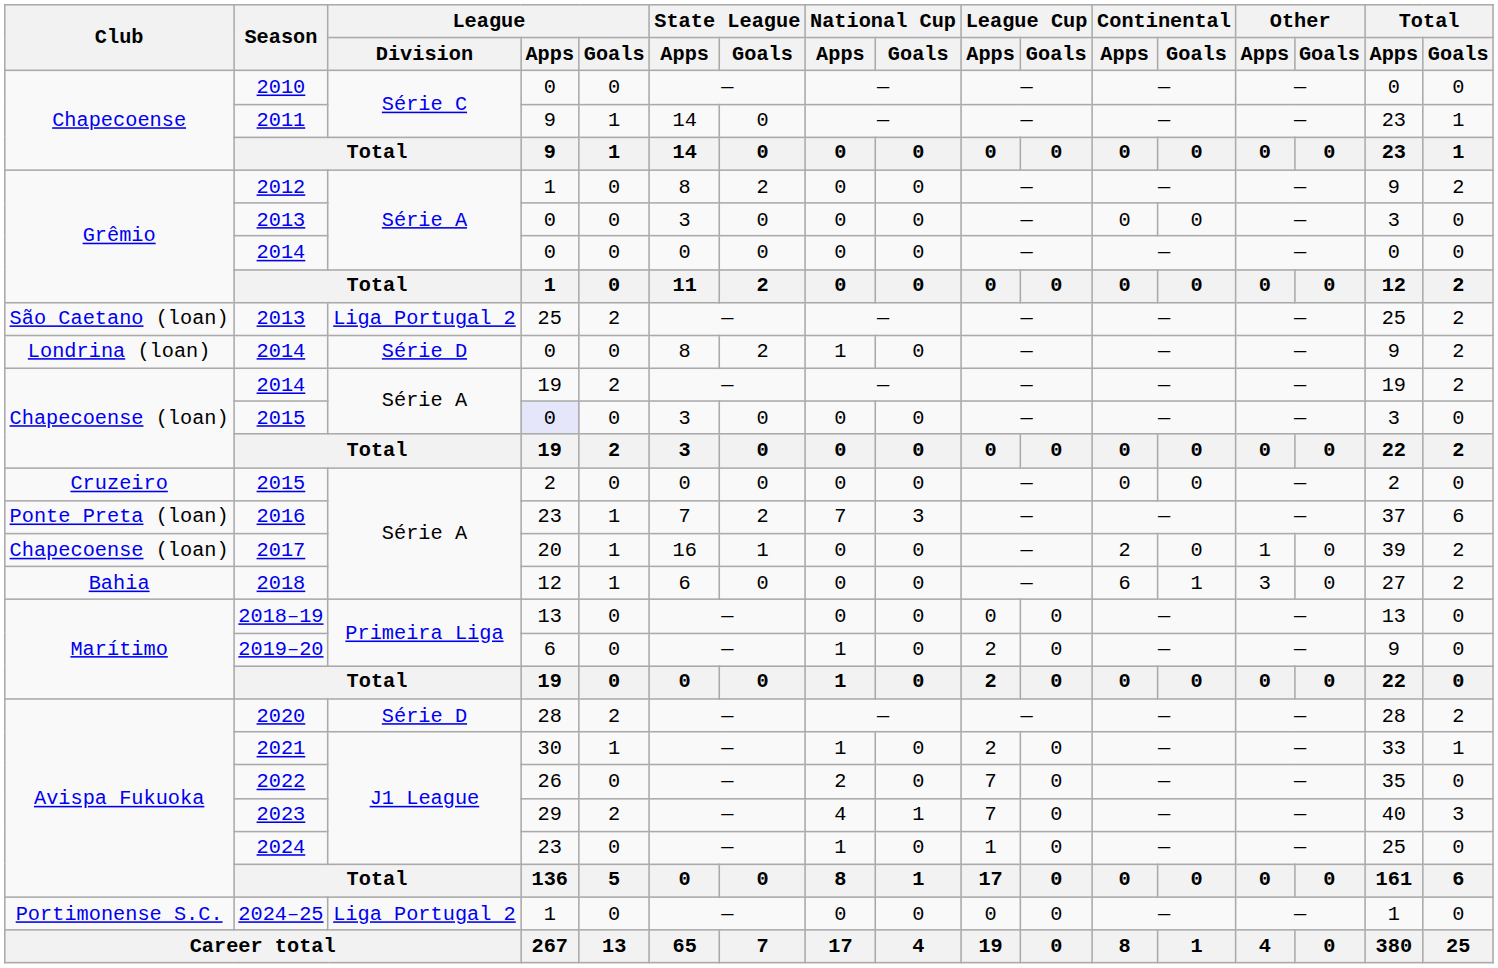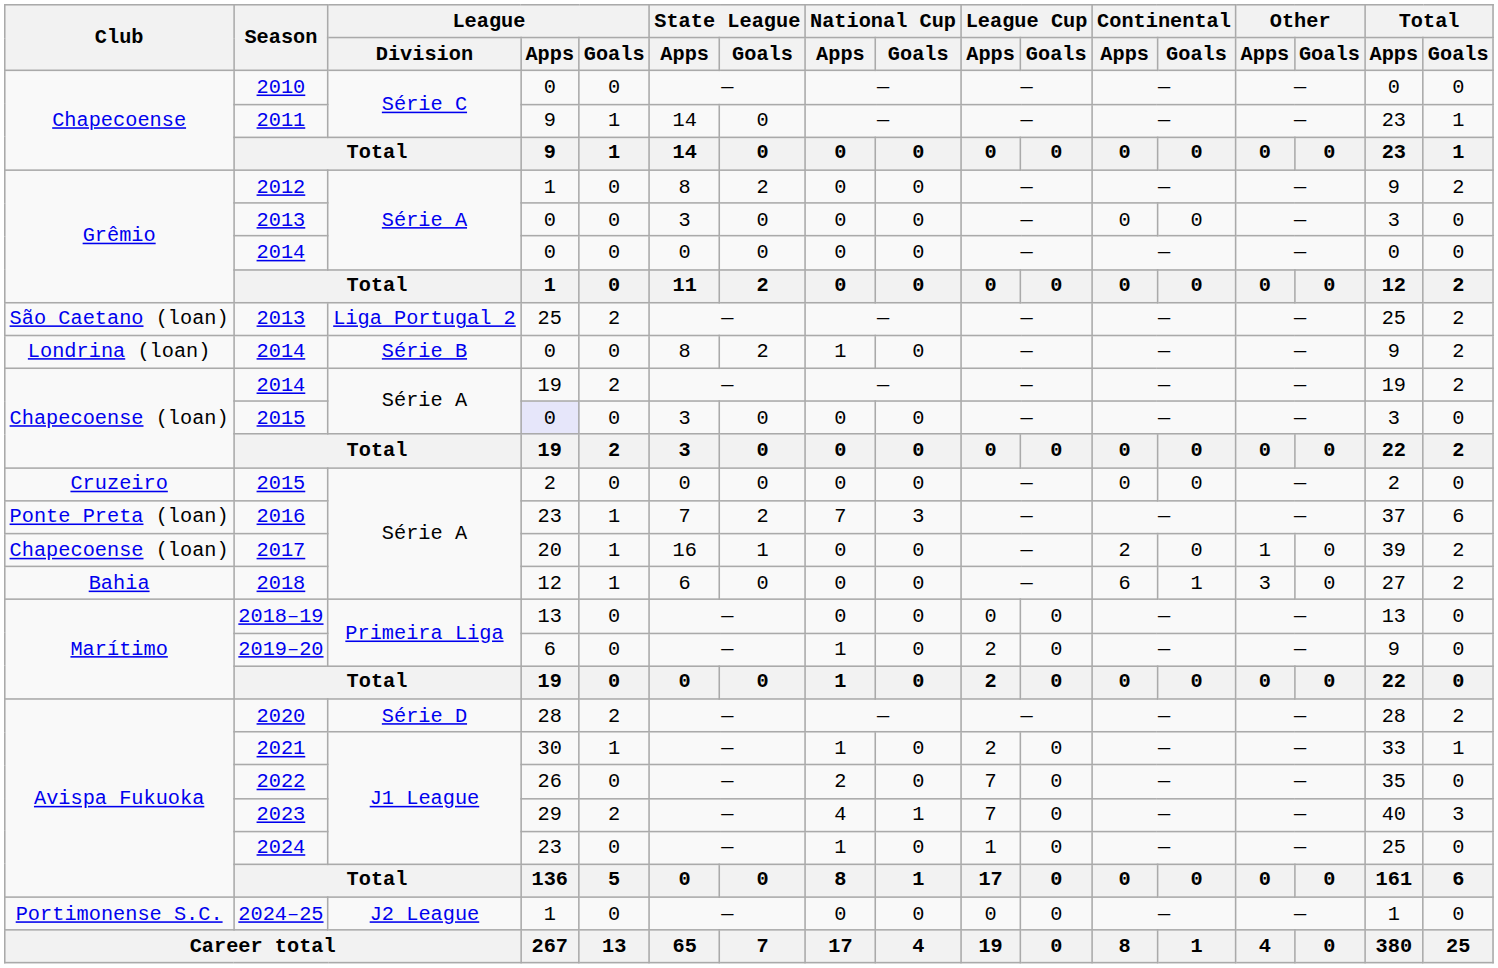(424, 352) Série D -> (424, 352) Série B
(424, 914) Liga Portugal 2 -> (424, 914) J2 League
